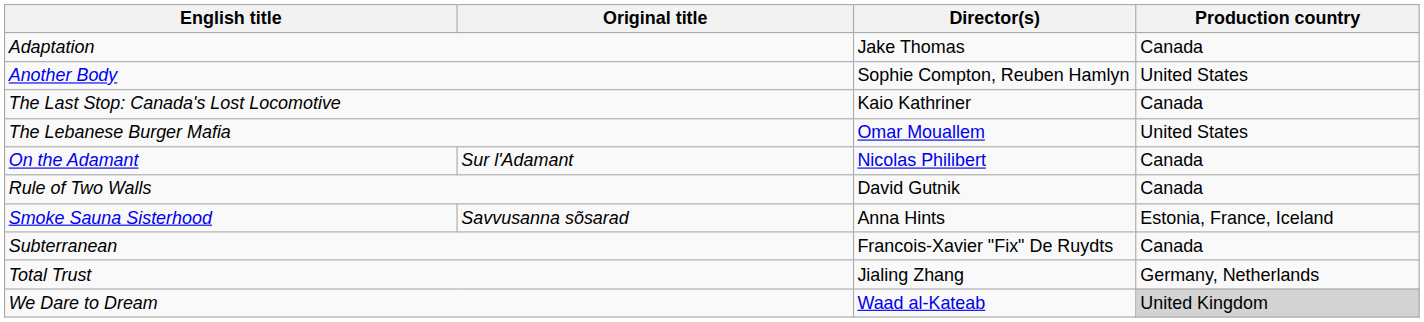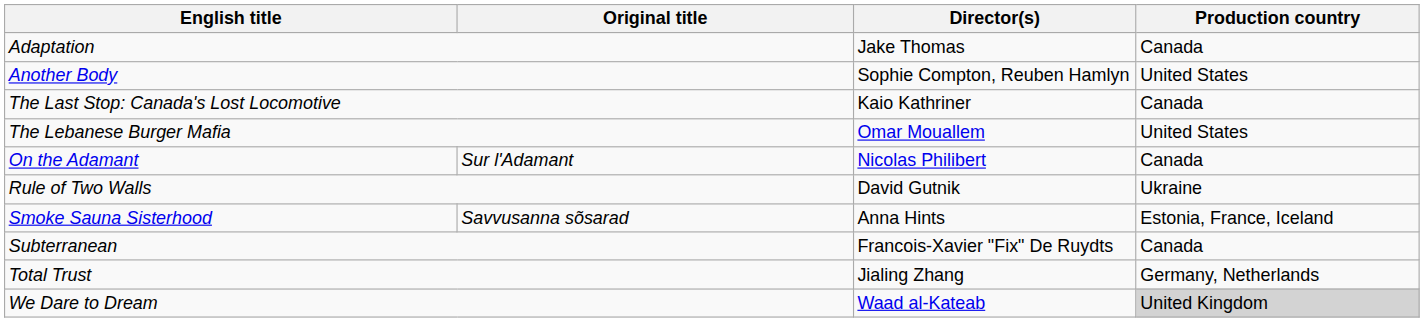(1172, 189) Canada -> (1171, 189) Ukraine
